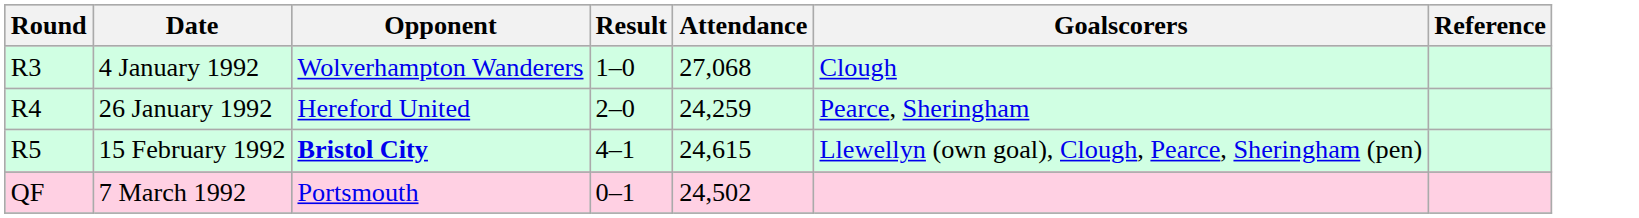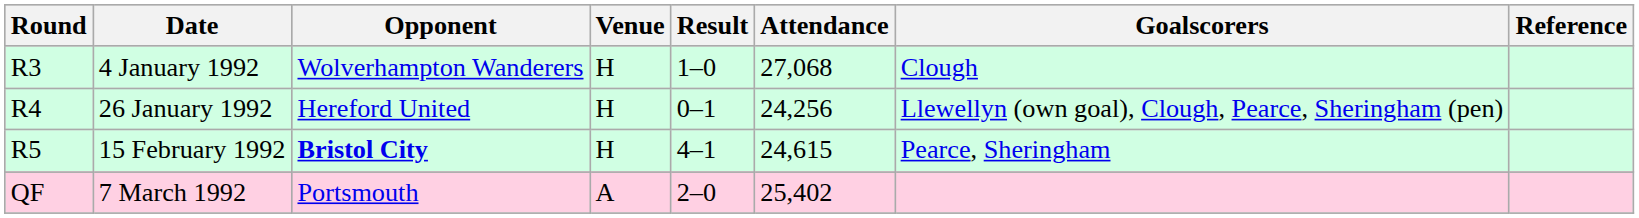+ column: (630, 25)
(615, 108) 2–0 -> (696, 108) 0–1
(715, 108) 24,259 -> (796, 108) 24,256
(924, 108) Pearce, Sheringham -> (1202, 108) Llewellyn (own goal), Clough, Pearce, Sheringham (pen)
(1121, 150) Llewellyn (own goal), Clough, Pearce, Sheringham (pen) -> (1006, 150) Pearce, Sheringham
(615, 191) 0–1 -> (696, 191) 2–0
(715, 191) 24,502 -> (796, 191) 25,402
